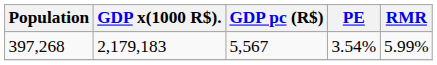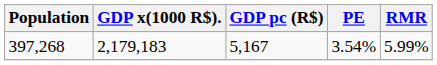(249, 45) 5,567 -> (249, 45) 5,167
